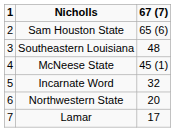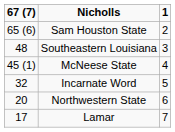columns swapped: (10, 13) <-> (154, 13)
